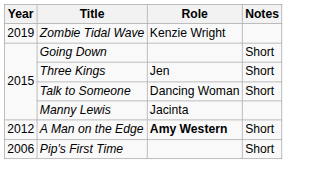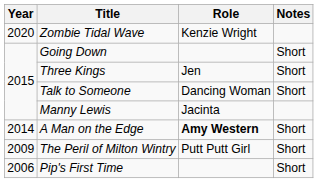(21, 33) 2019 -> (21, 33) 2020
(21, 129) 2012 -> (21, 129) 2014
+ row: (108, 149)
